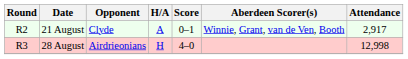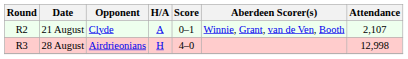(375, 29) 2,917 -> (375, 29) 2,107
